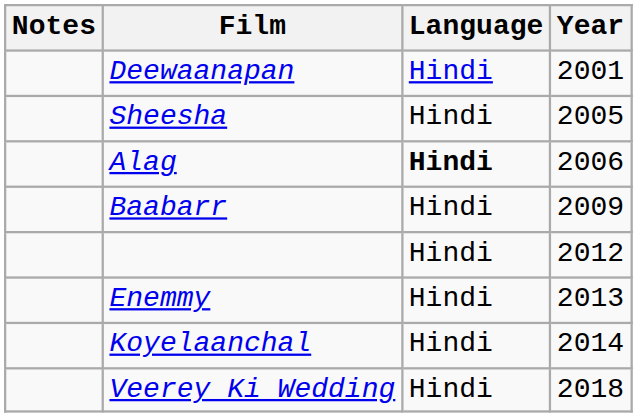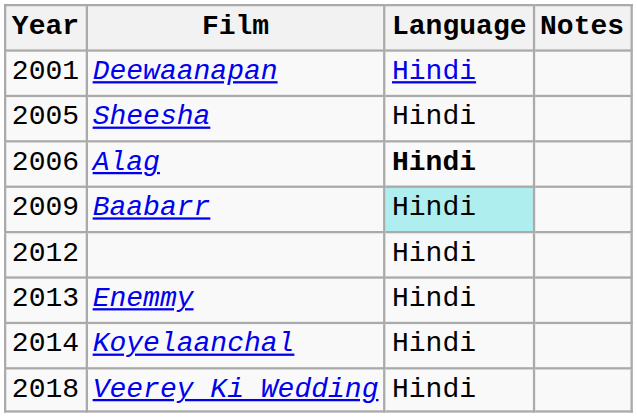columns swapped: (590, 28) <-> (54, 28)
(451, 209) no background -> (434, 209) paleturquoise background
